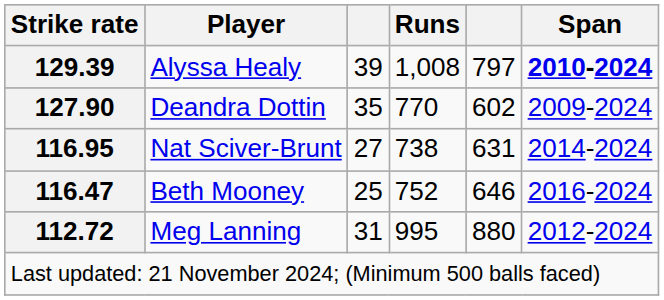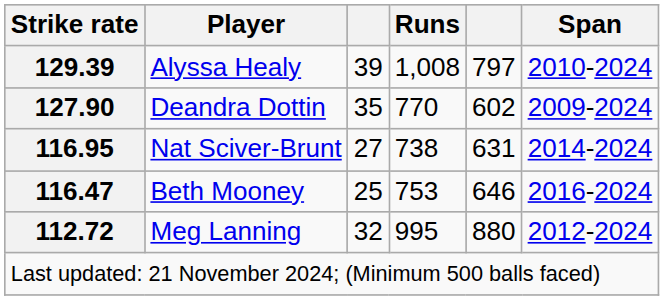(590, 66) bold -> (590, 66) normal
(417, 190) 752 -> (417, 190) 753
(368, 231) 31 -> (368, 231) 32
